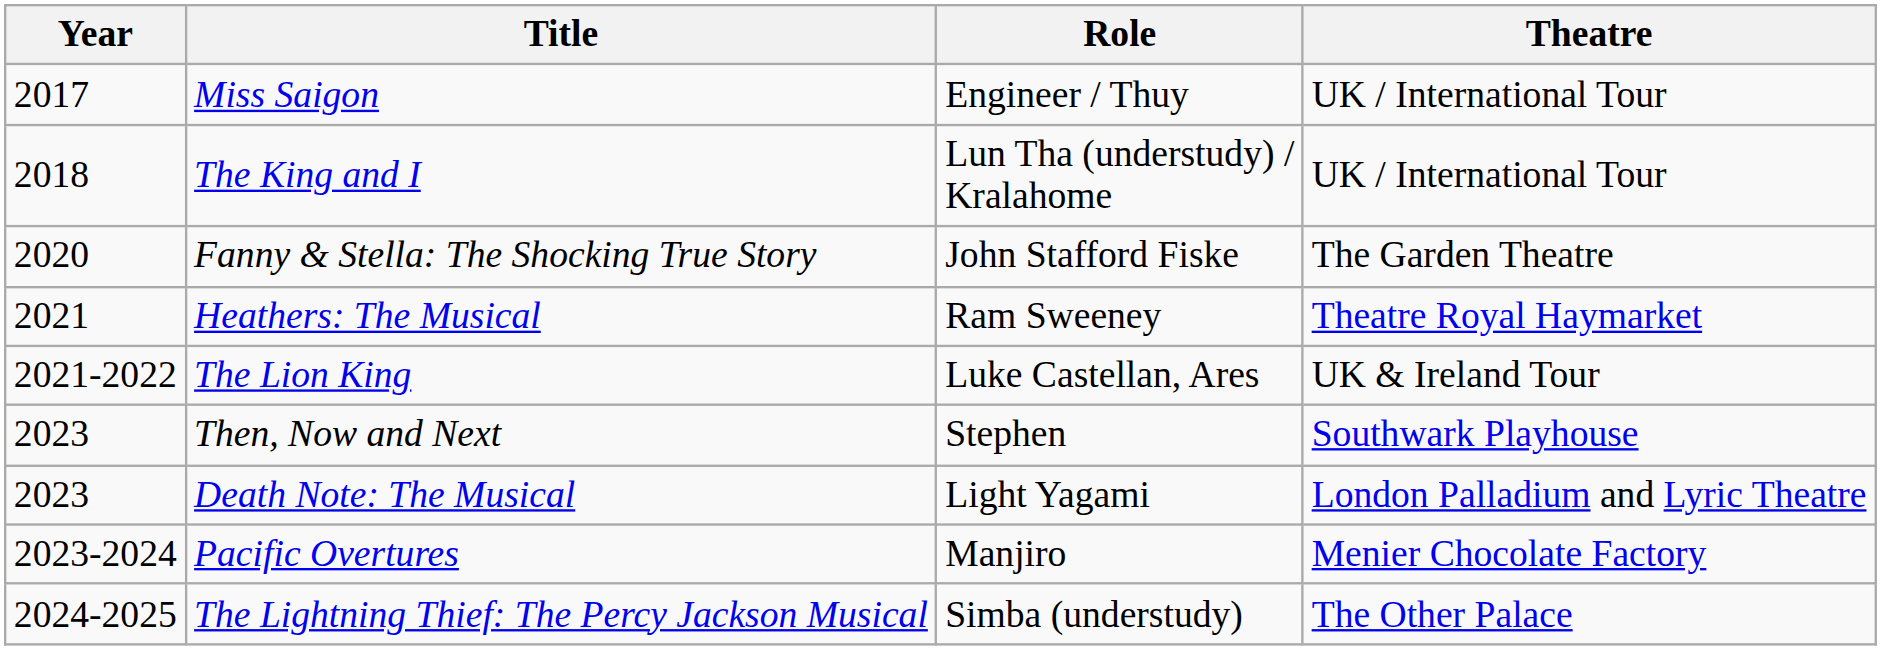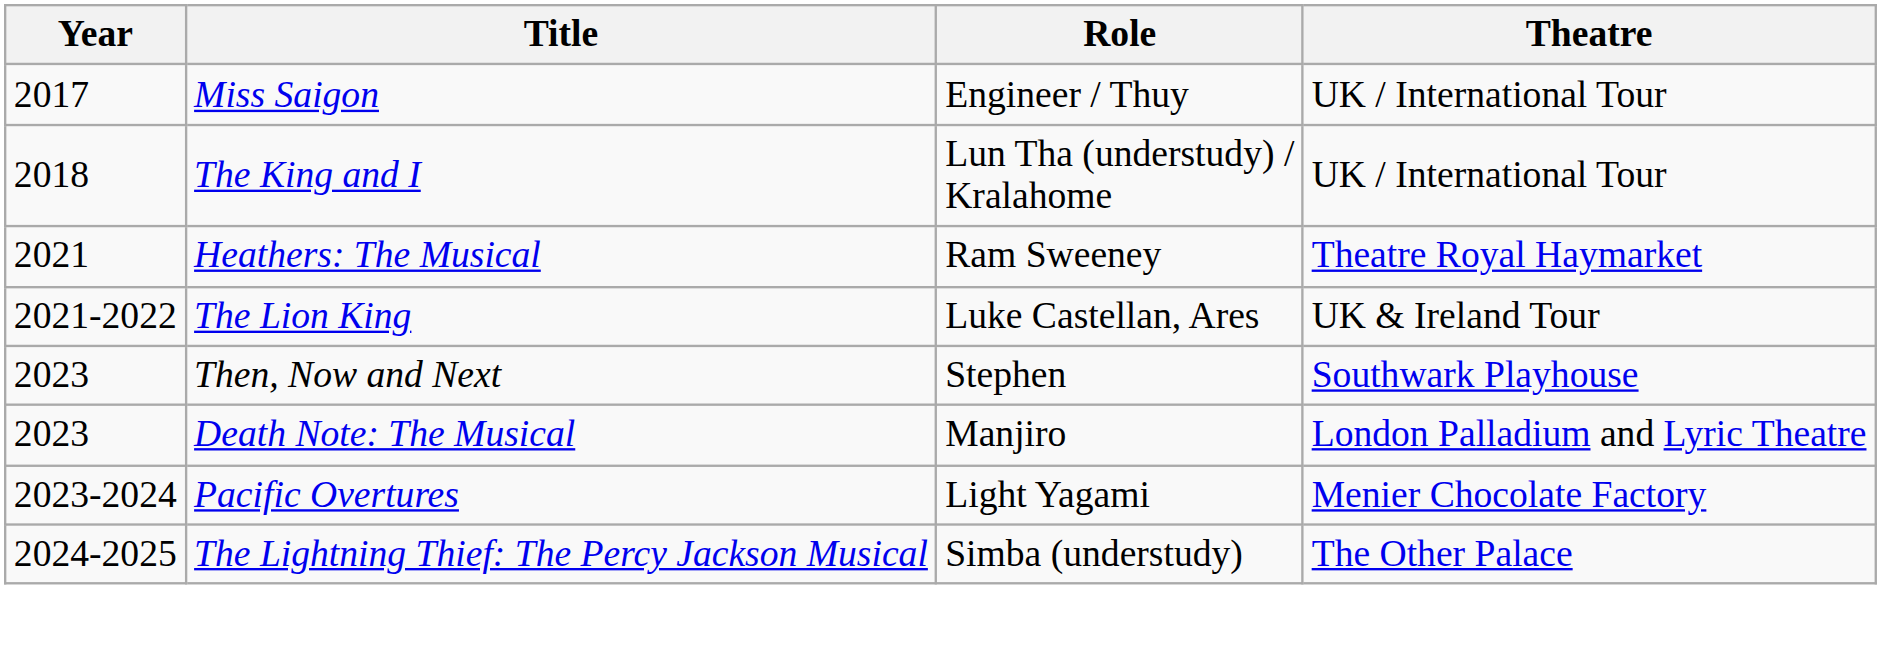- row: (505, 255)
(1048, 494) Light Yagami -> (1006, 434) Manjiro
(1006, 553) Manjiro -> (1048, 494) Light Yagami
